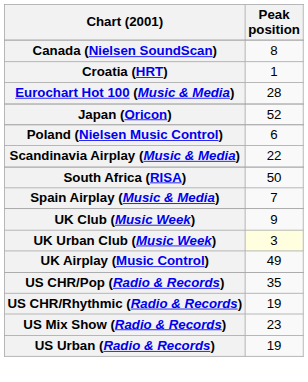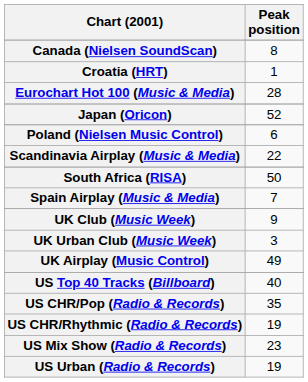(274, 240) lightyellow background -> (274, 240) no background
+ row: (125, 282)
